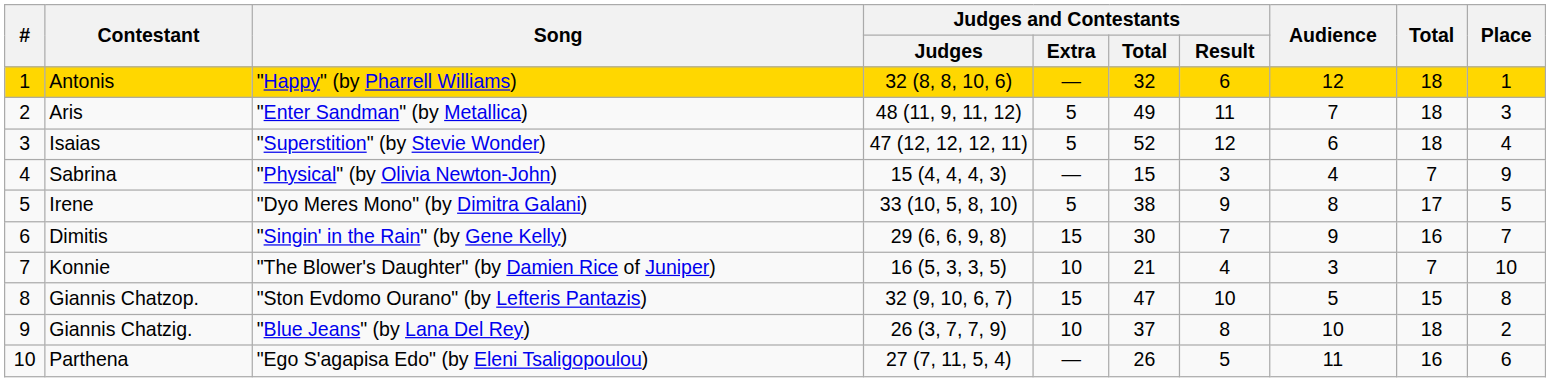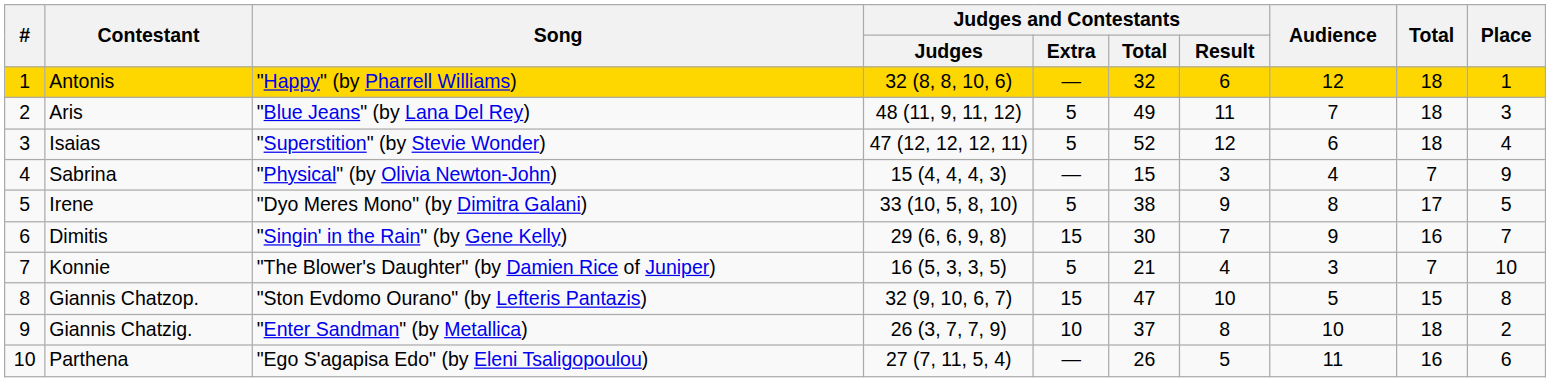(392, 112) "Enter Sandman" (by Metallica) -> (393, 112) "Blue Jeans" (by Lana Del Rey)
(1071, 267) 10 -> (1071, 267) 5
(393, 329) "Blue Jeans" (by Lana Del Rey) -> (392, 329) "Enter Sandman" (by Metallica)
